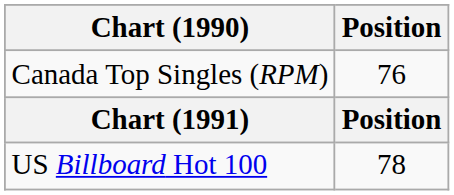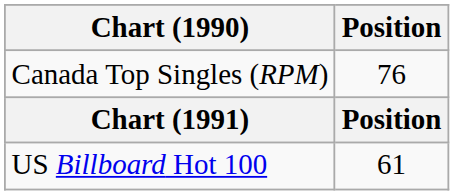(392, 165) 78 -> (392, 165) 61
